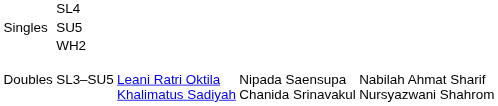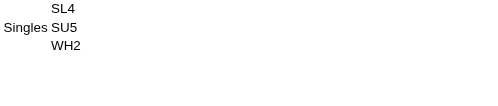- row: (28, 79)
